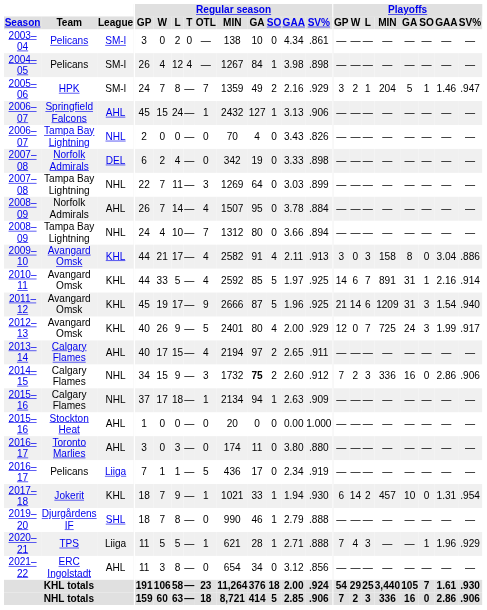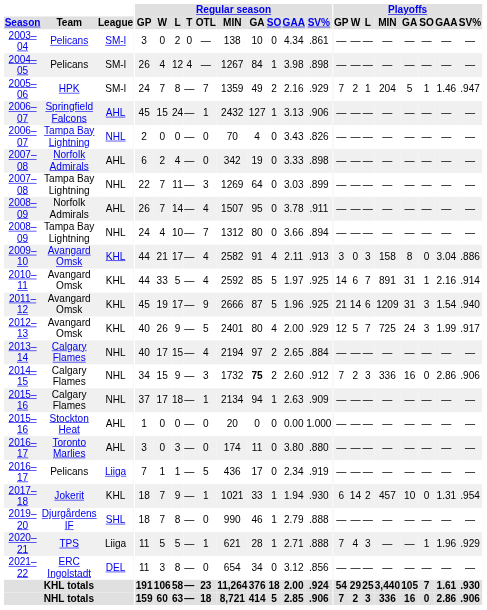(341, 89) 3 -> (341, 89) 7
(116, 161) DEL -> (116, 161) AHL
(319, 208) .884 -> (319, 208) .911
(355, 328) 0 -> (355, 328) 5
(116, 352) AHL -> (116, 352) NHL
(319, 352) .911 -> (319, 352) .884
(116, 568) AHL -> (116, 568) DEL
